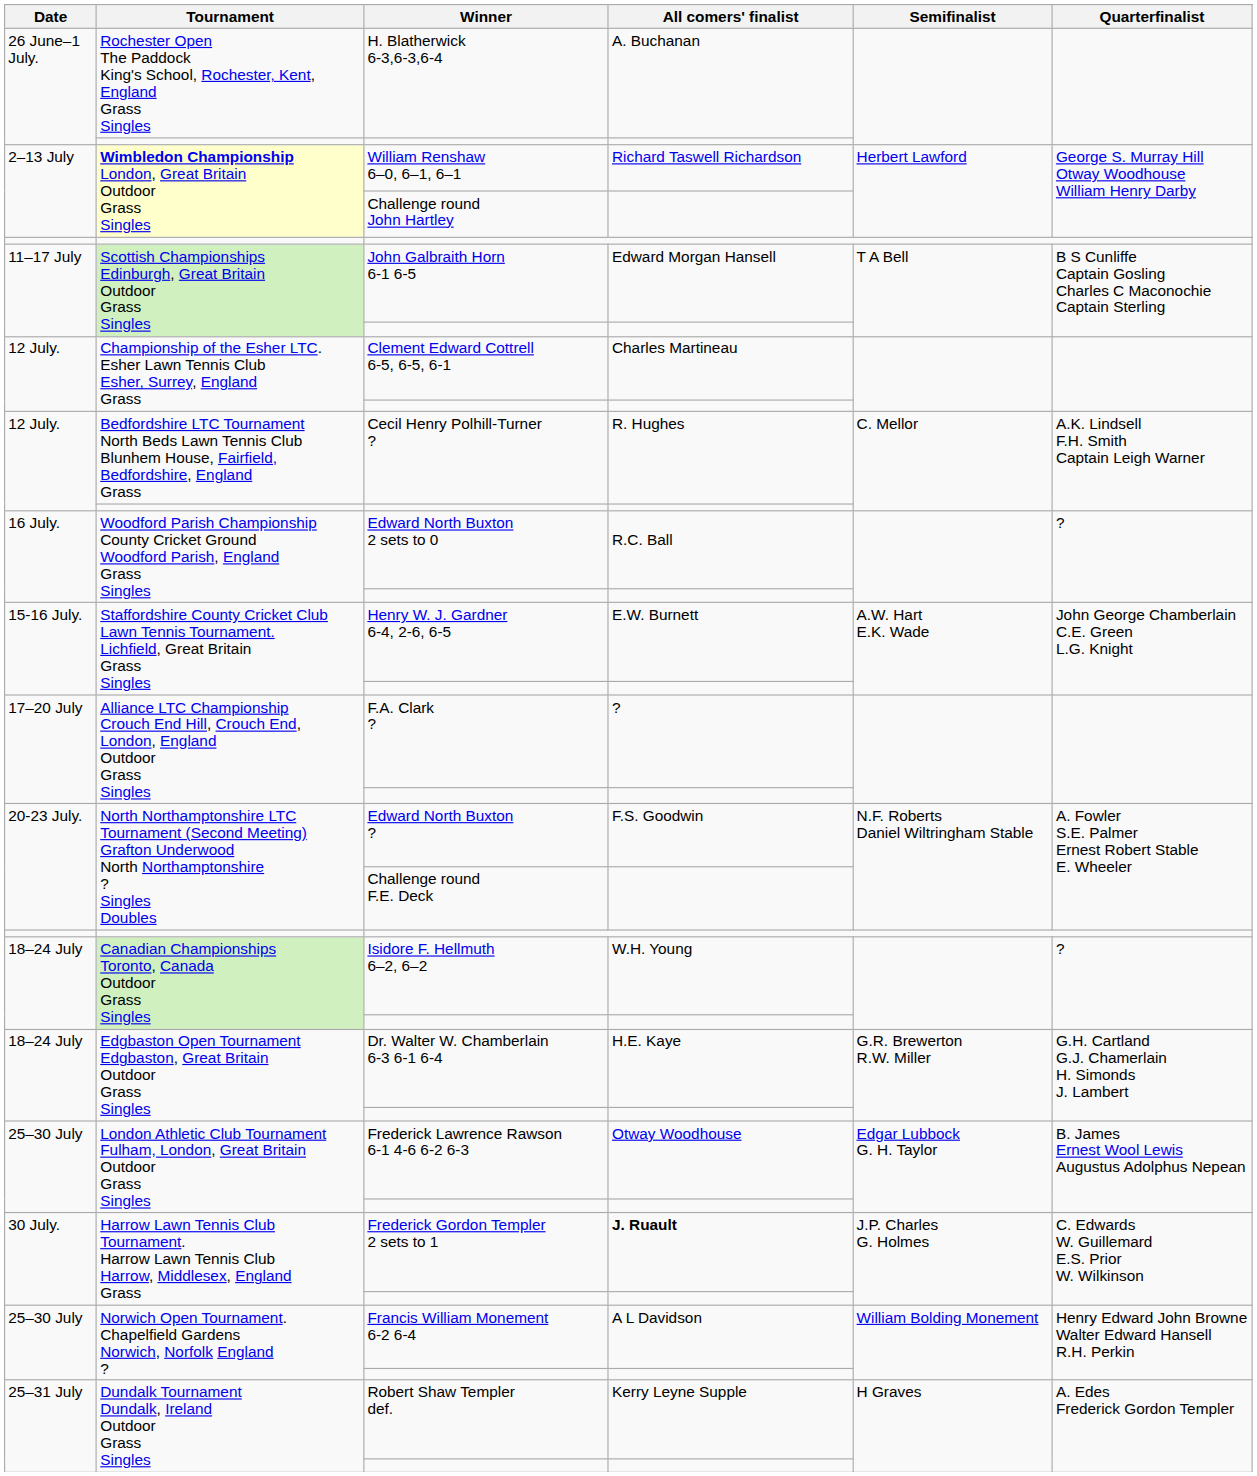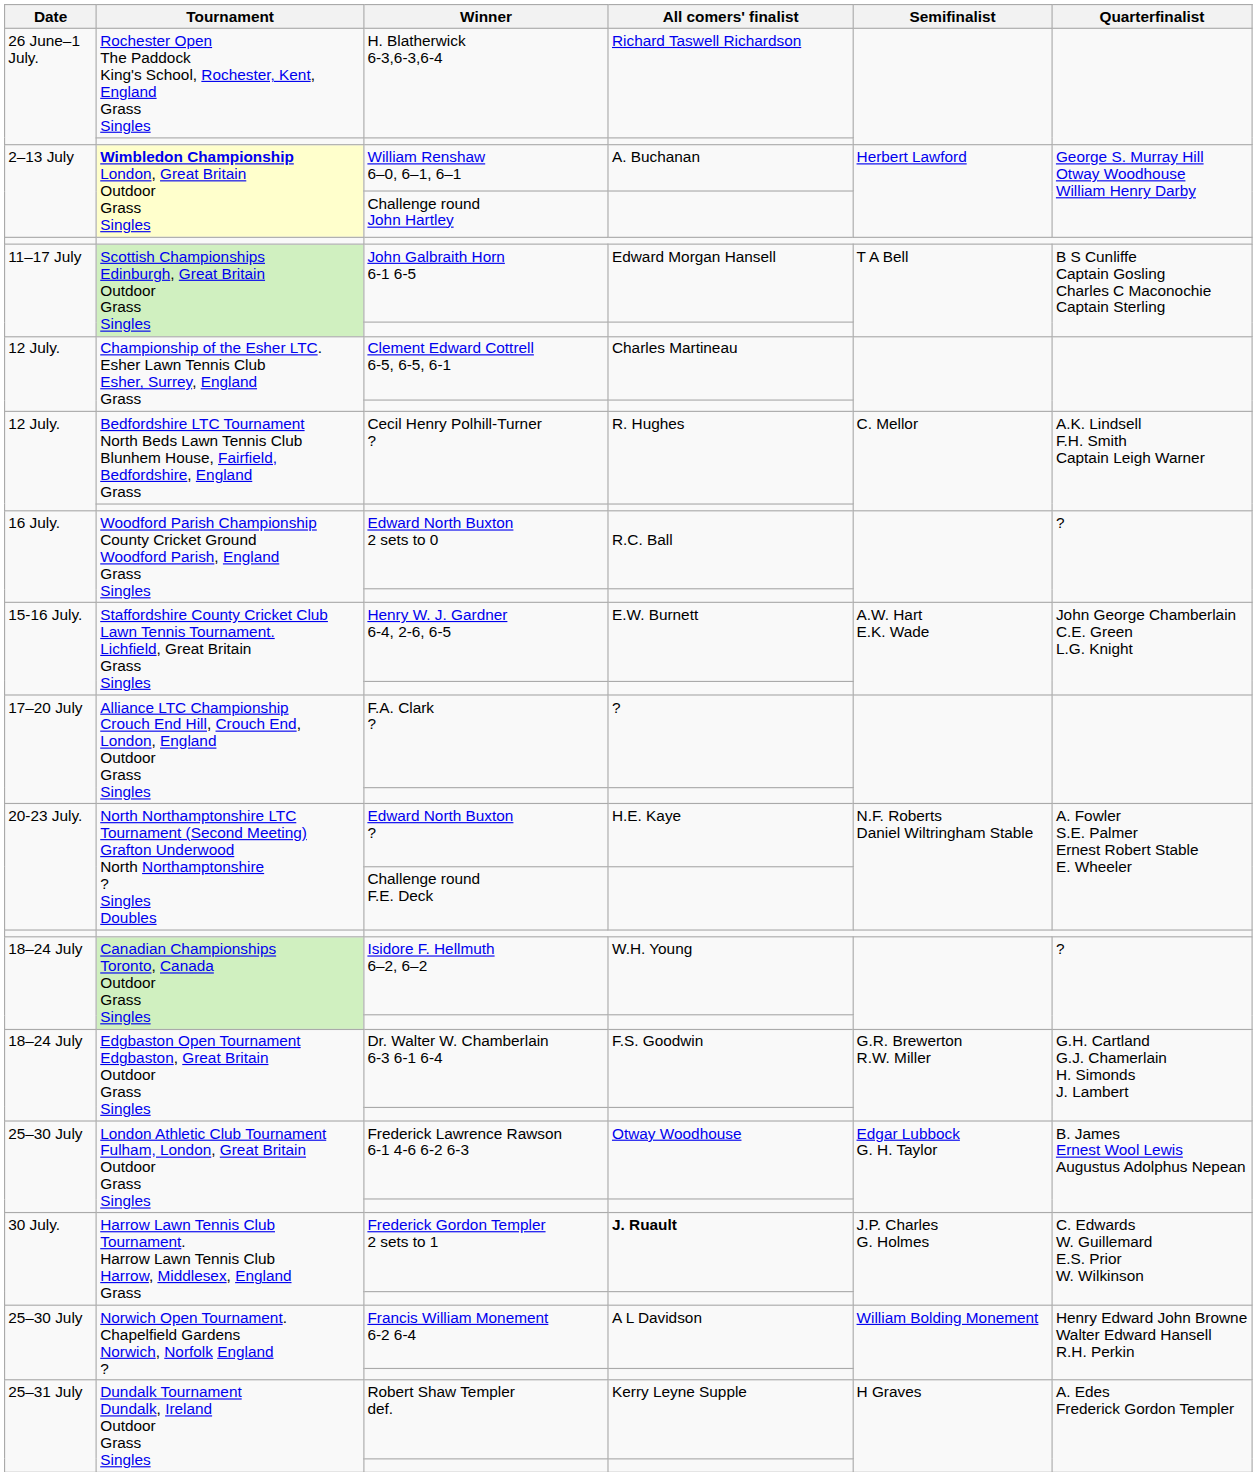(656, 40) A. Buchanan -> (707, 40) Richard Taswell Richardson
(707, 157) Richard Taswell Richardson -> (656, 157) A. Buchanan
(658, 815) F.S. Goodwin -> (647, 815) H.E. Kaye
(647, 1041) H.E. Kaye -> (658, 1041) F.S. Goodwin
